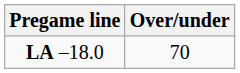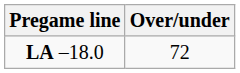(180, 52) 70 -> (180, 52) 72
